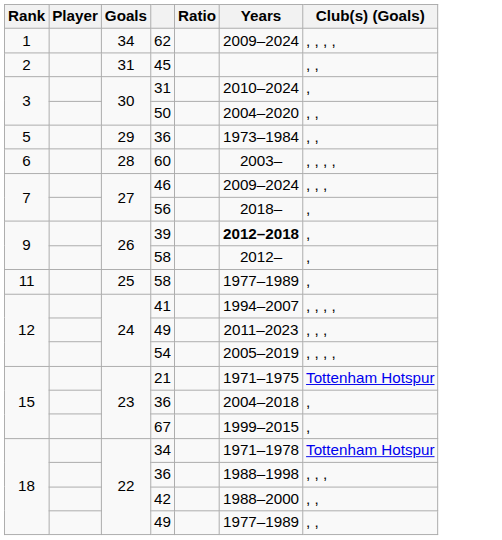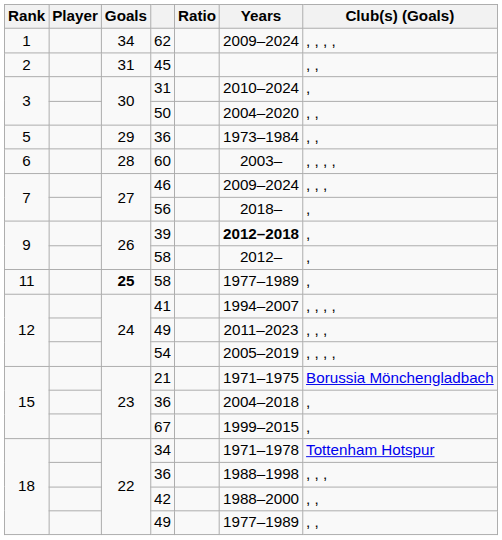(126, 281) normal -> (126, 281) bold
(370, 378) Tottenham Hotspur -> (400, 378) Borussia Mönchengladbach
